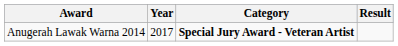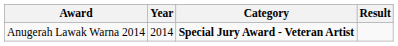(162, 31) 2017 -> (162, 31) 2014
